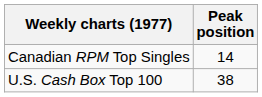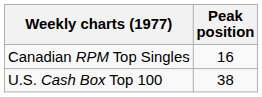(225, 56) 14 -> (225, 56) 16
